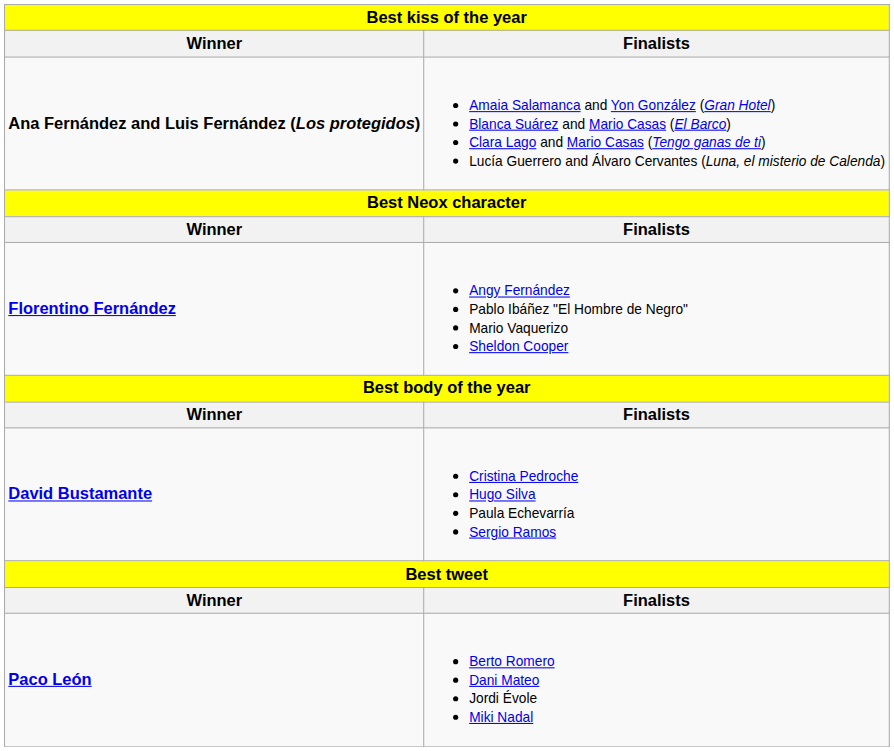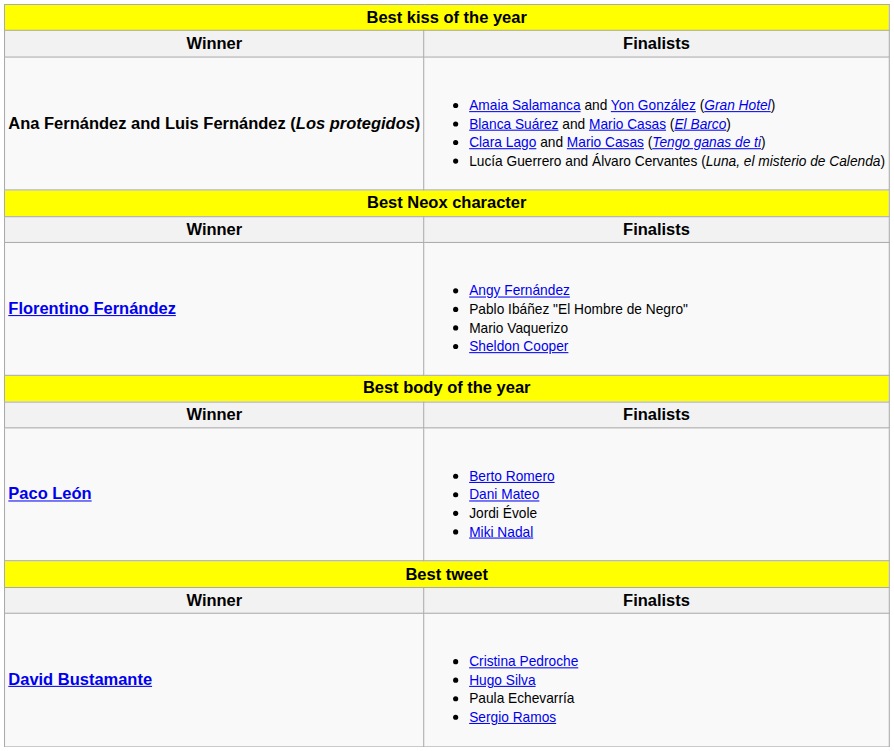rows swapped: (80, 494) <-> (50, 679)
